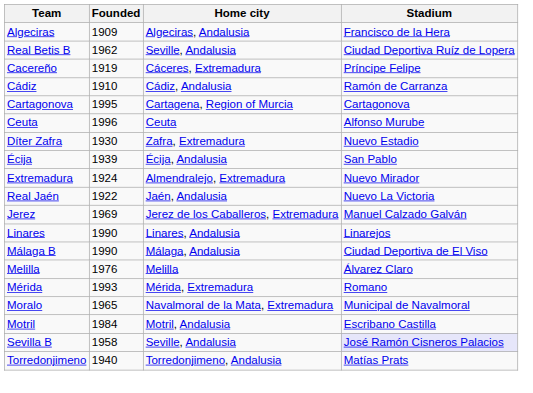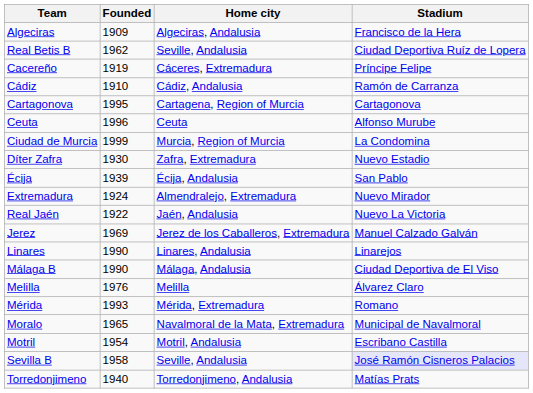+ row: (52, 141)
(105, 324) 1984 -> (115, 342) 1954
